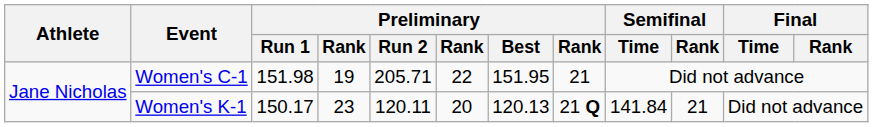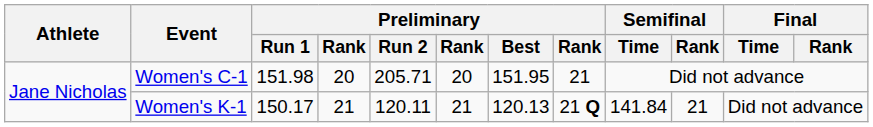(344, 77) 19 -> (344, 77) 20
(462, 77) 22 -> (462, 77) 20
(344, 107) 23 -> (344, 107) 21
(462, 107) 20 -> (462, 107) 21
